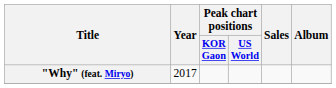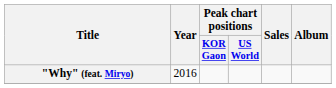(185, 74) 2017 -> (185, 74) 2016
